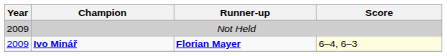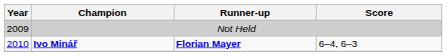(18, 44) 2009 -> (18, 44) 2010
(338, 44) lightyellow background -> (338, 44) no background
